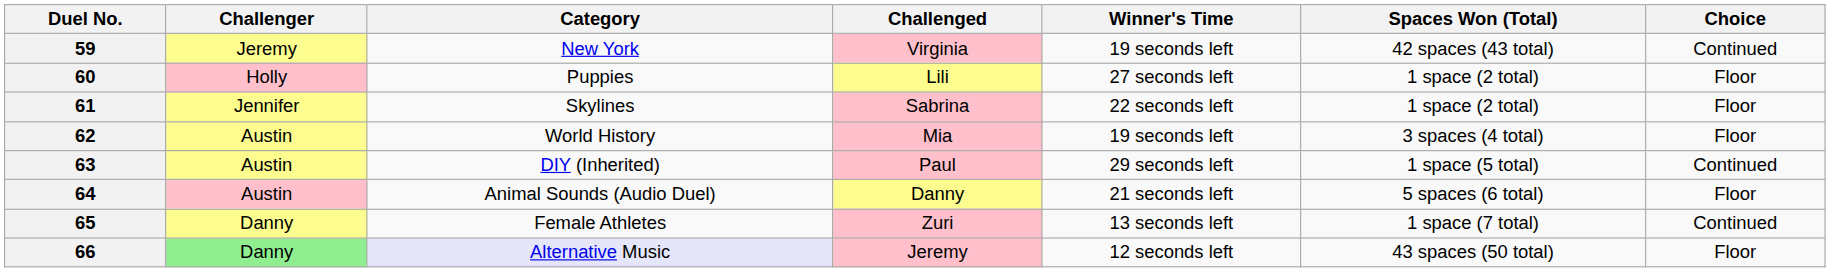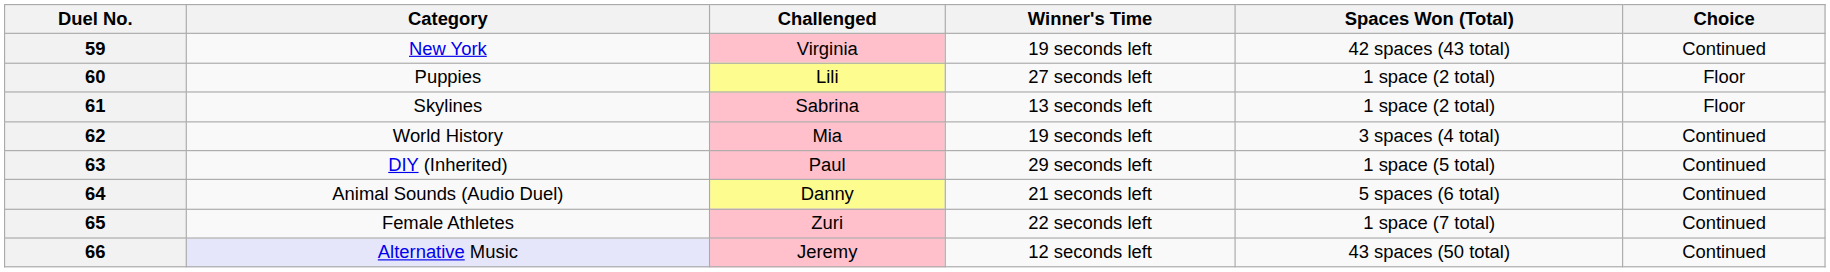- column: (267, 19)
(1171, 106) 22 seconds left -> (1090, 106) 13 seconds left
(1735, 135) Floor -> (1724, 135) Continued
(1735, 194) Floor -> (1724, 194) Continued
(1171, 223) 13 seconds left -> (1090, 223) 22 seconds left
(1735, 252) Floor -> (1724, 252) Continued
